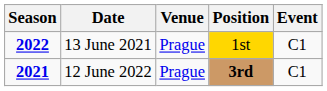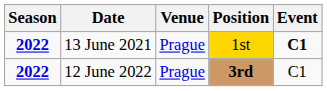(297, 45) normal -> (297, 45) bold
(33, 72) 2021 -> (33, 72) 2022
